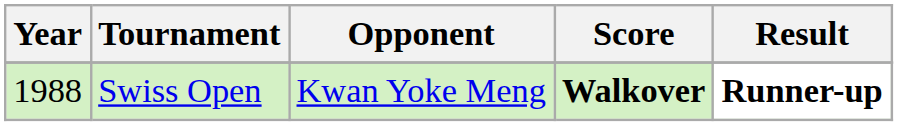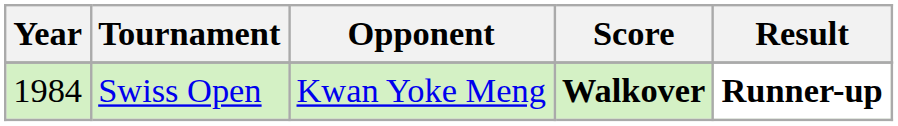(48, 90) 1988 -> (48, 90) 1984
